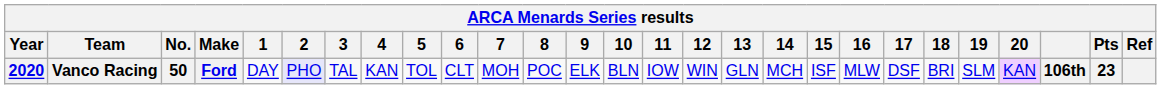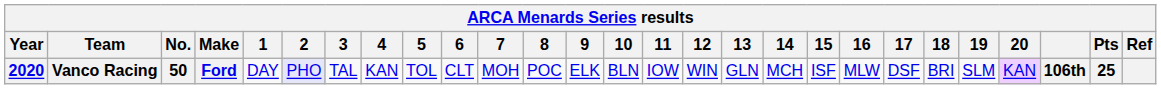(1106, 71) 23 -> (1106, 71) 25
